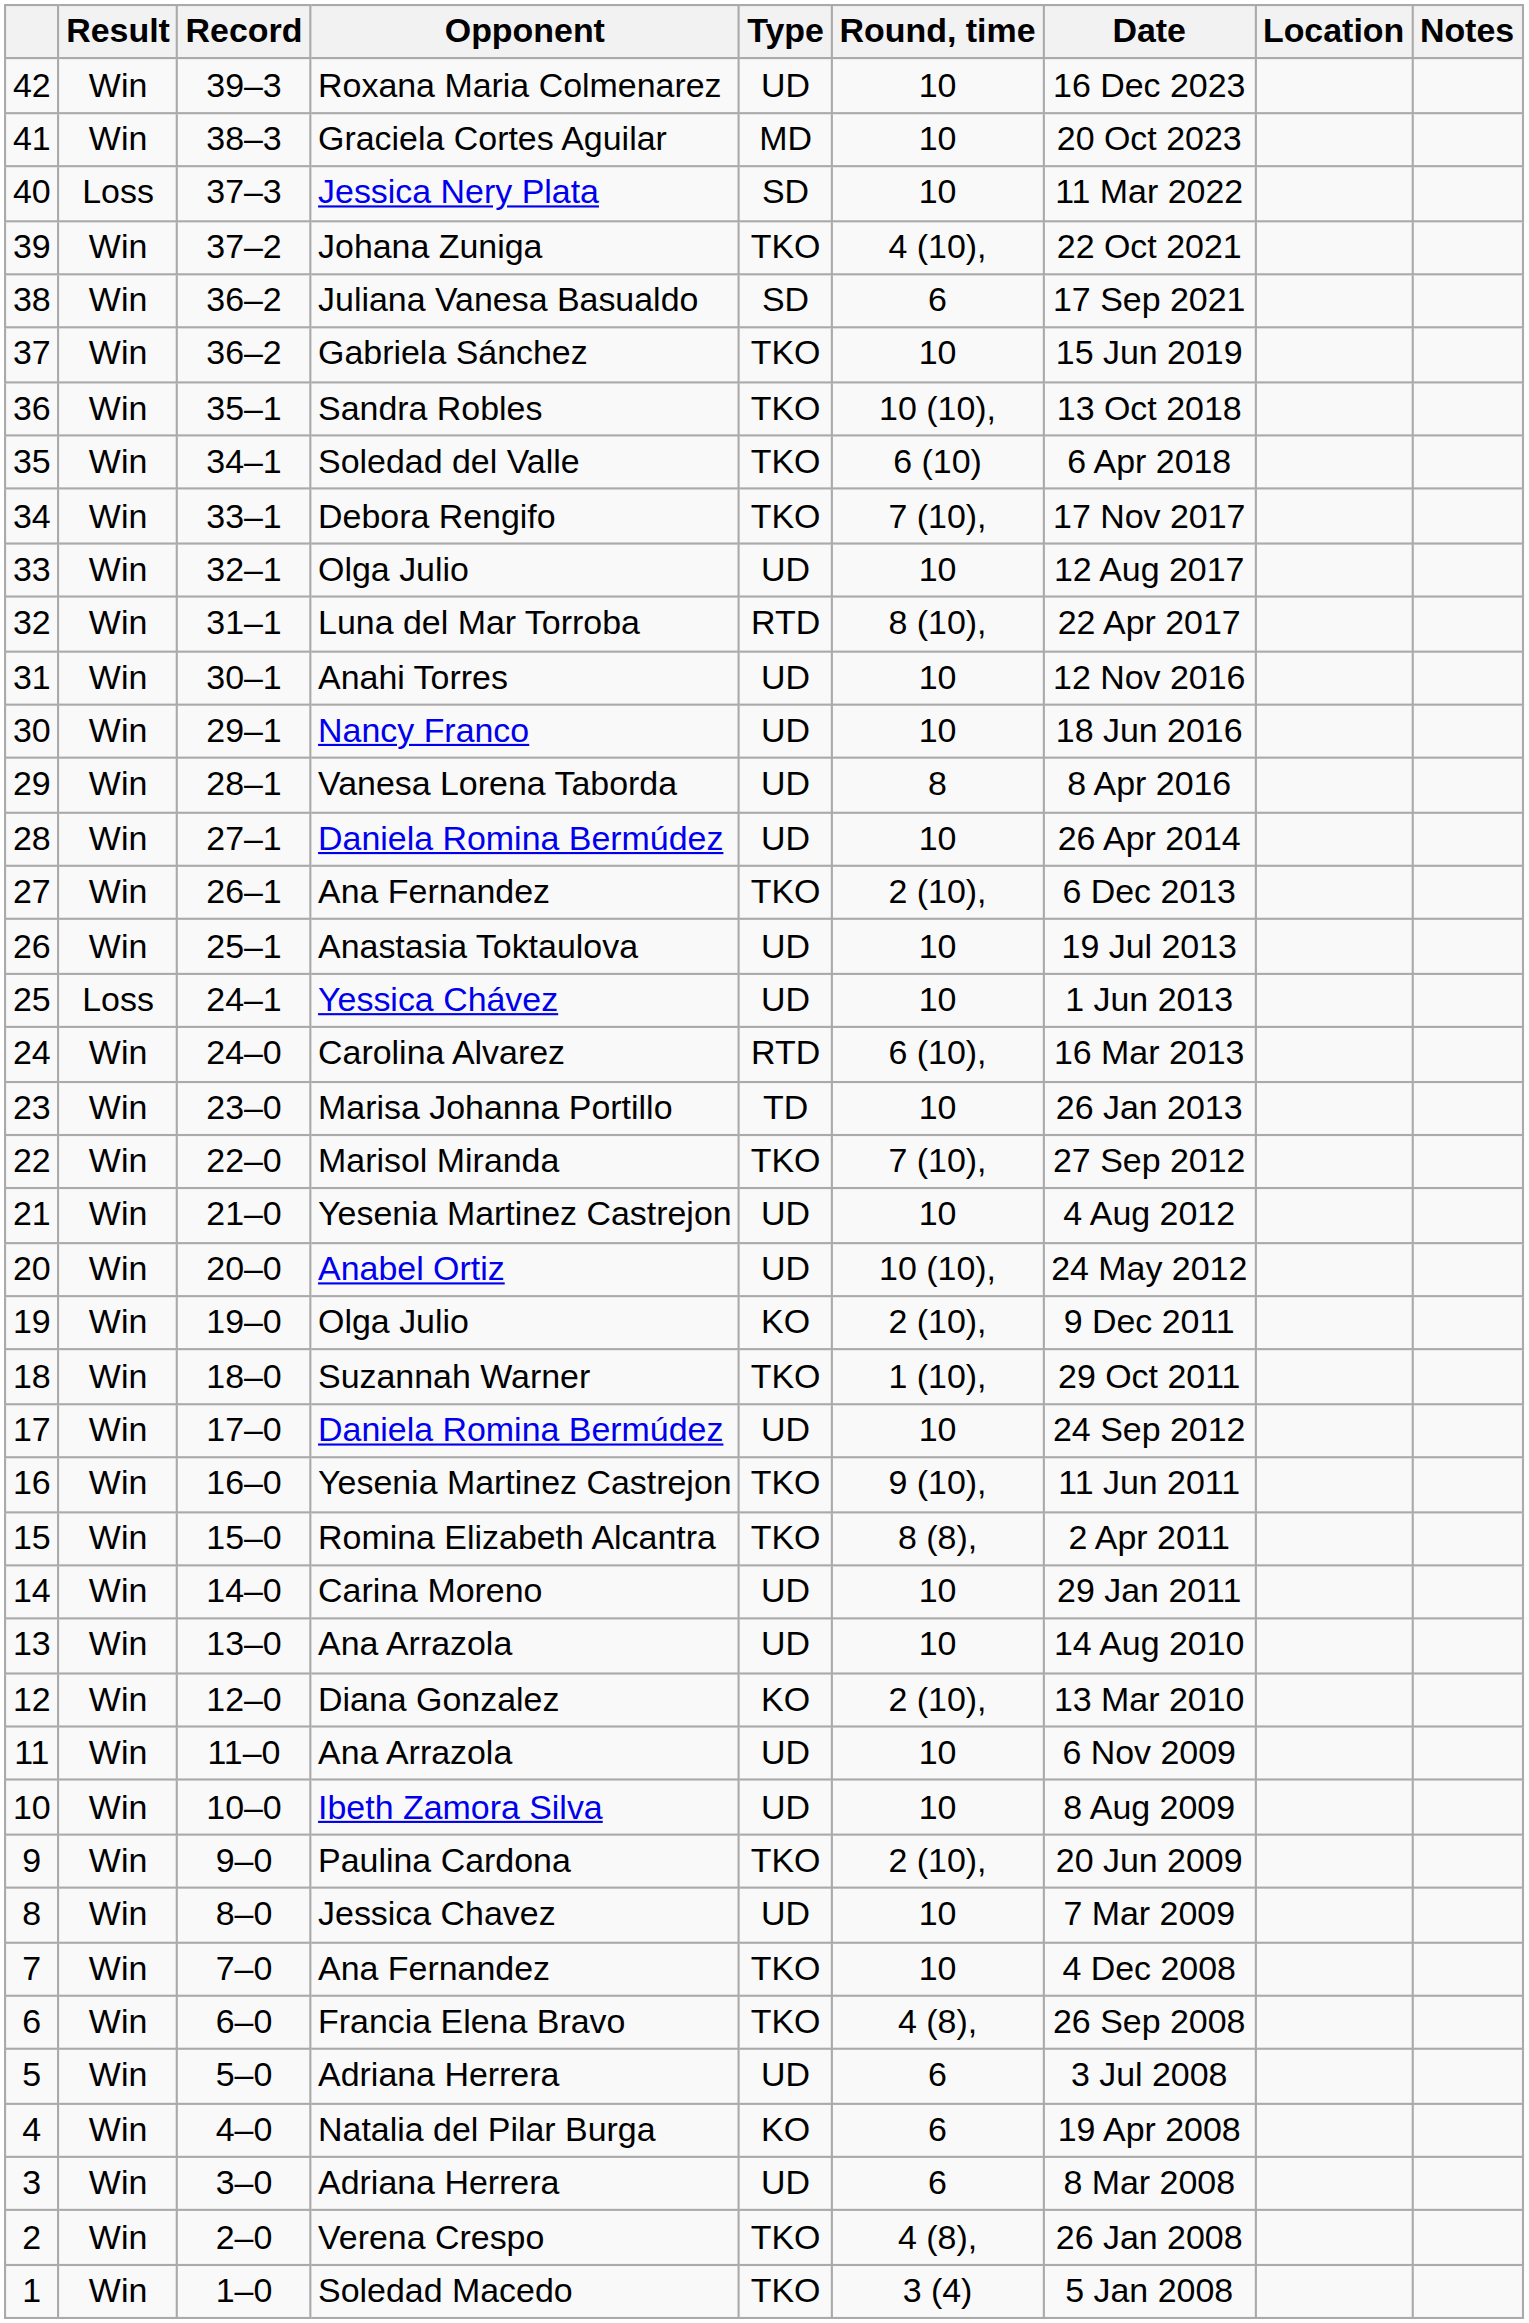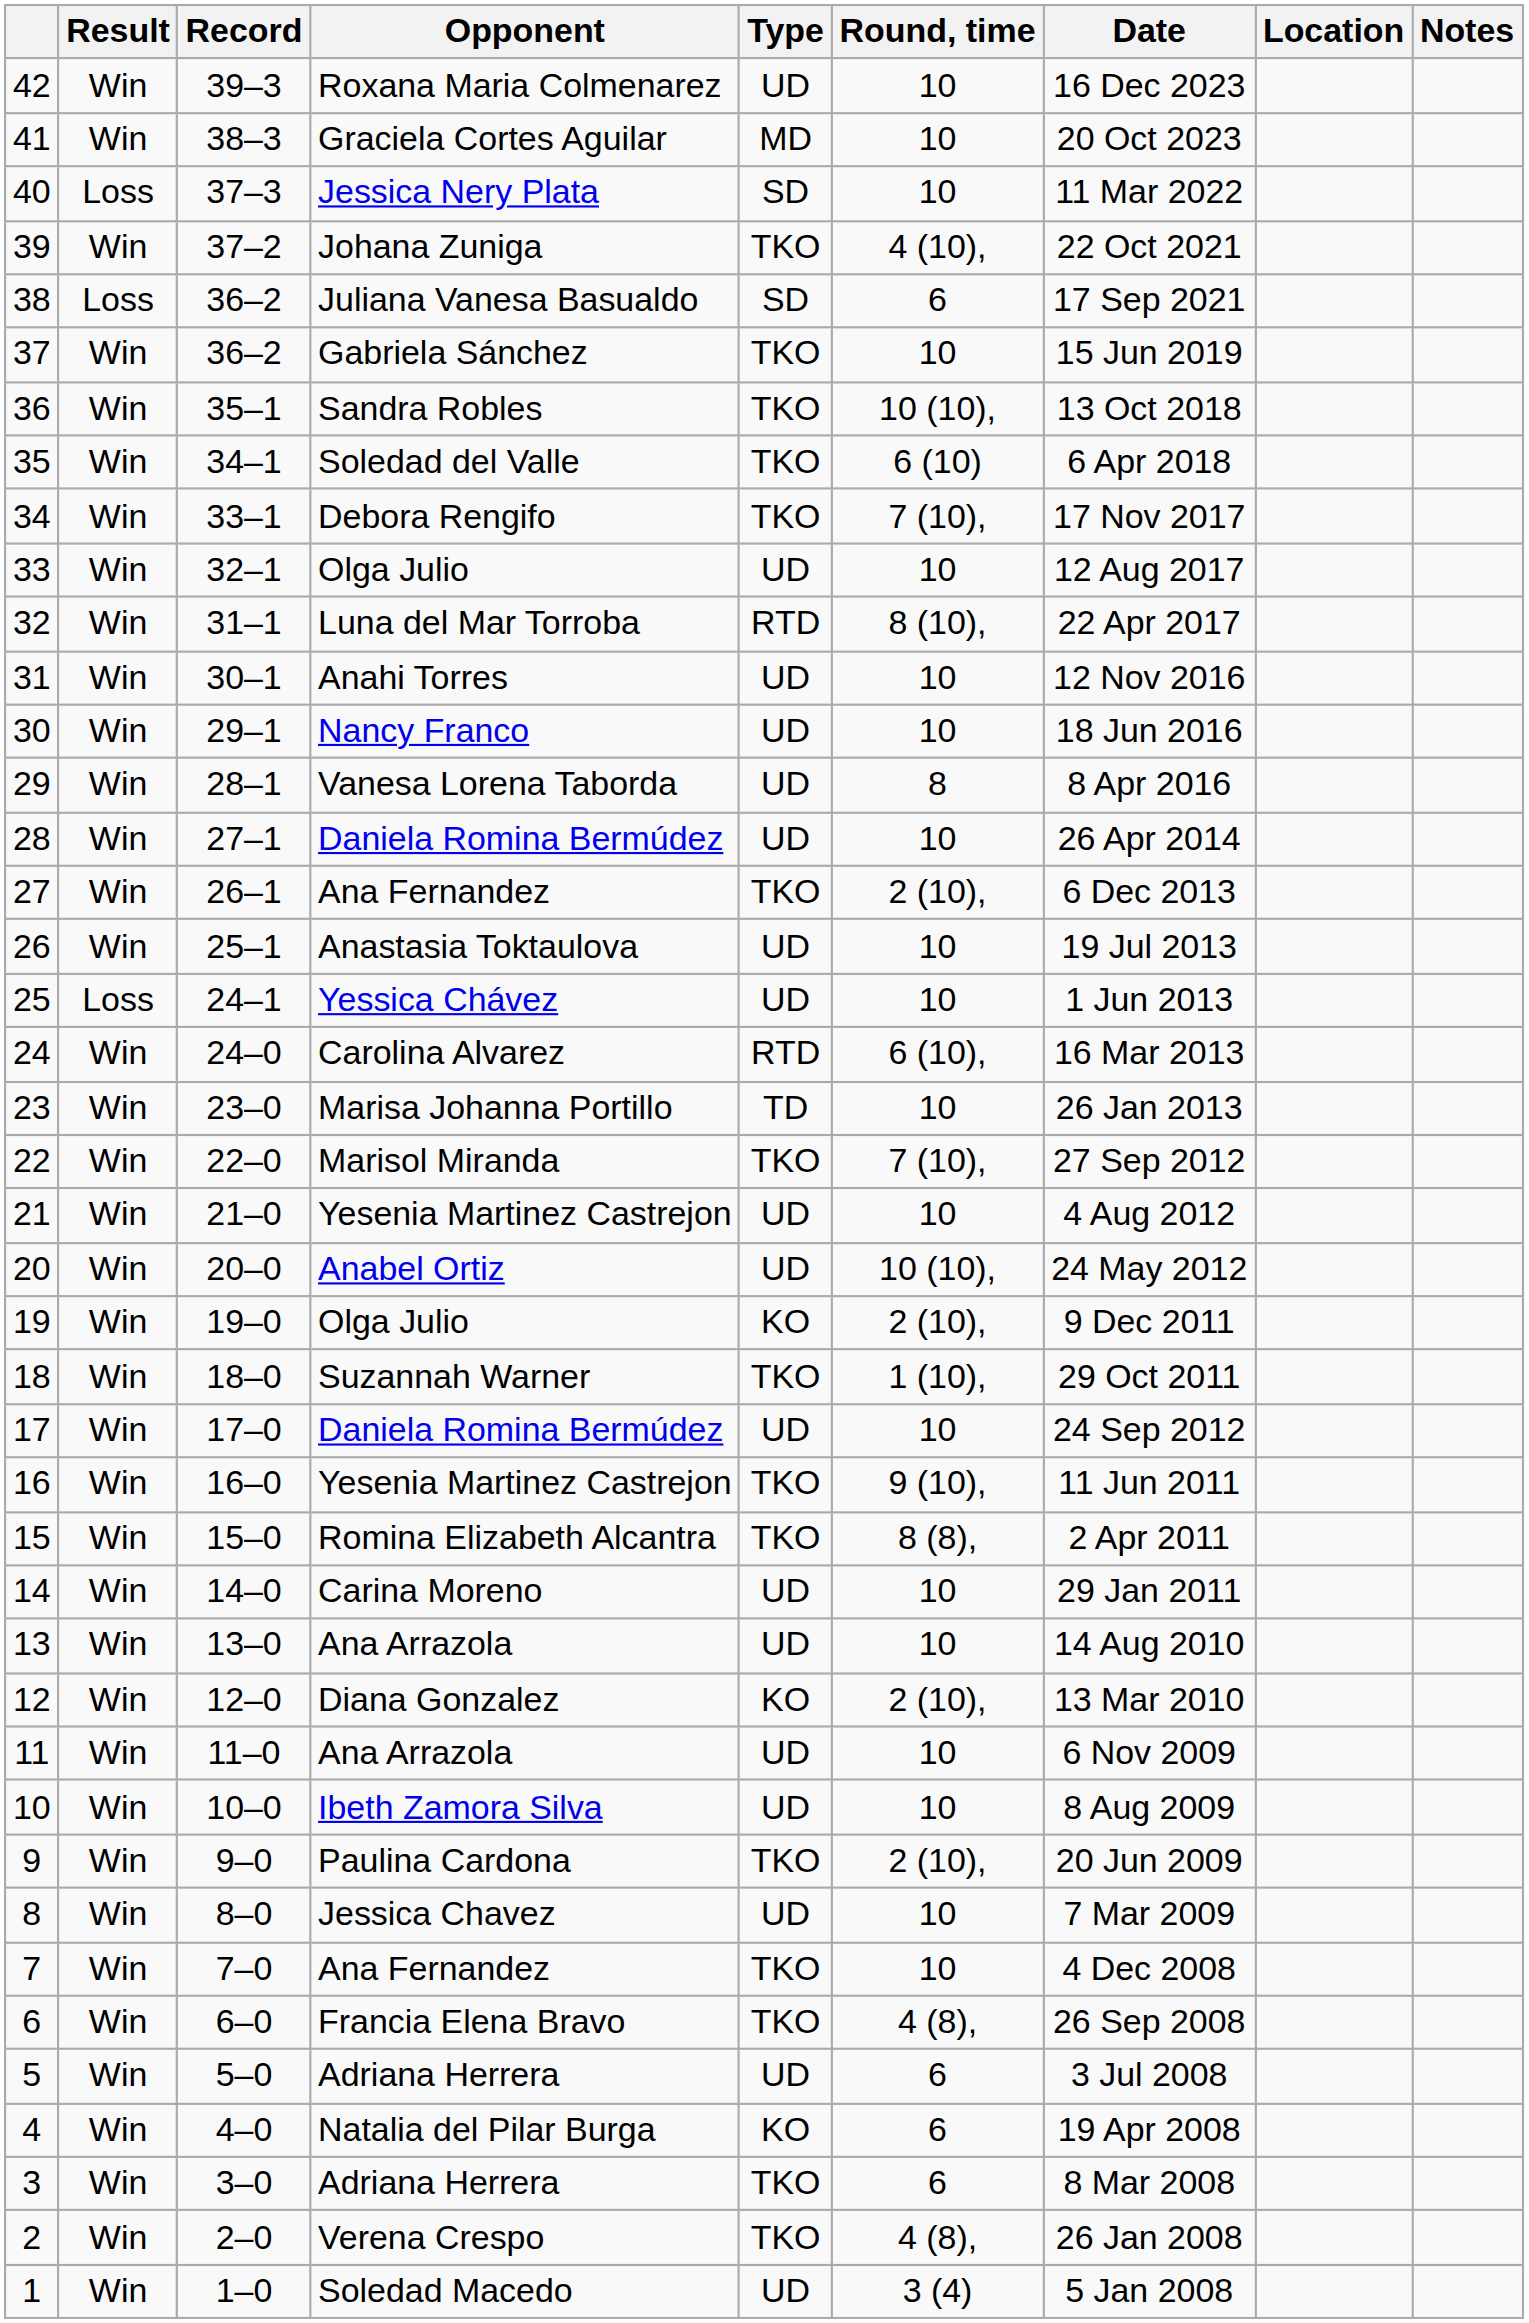(118, 300) Win -> (118, 300) Loss
(786, 2183) UD -> (786, 2183) TKO
(786, 2290) TKO -> (786, 2290) UD
